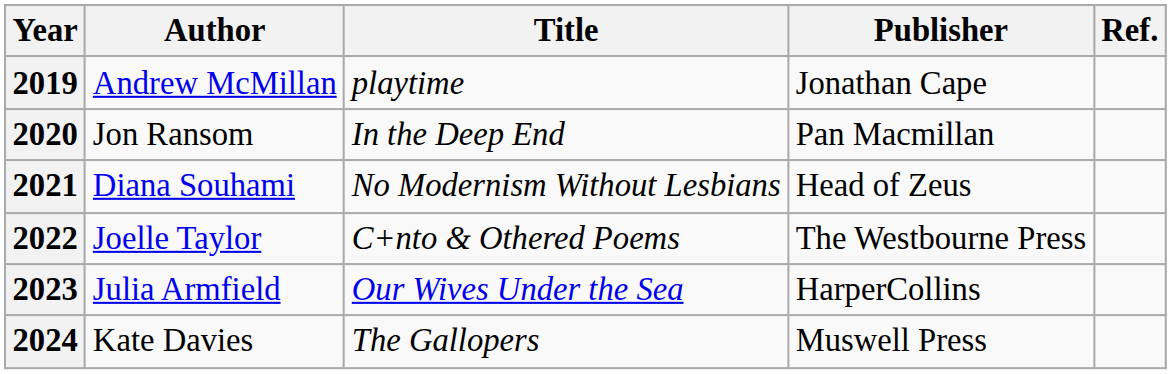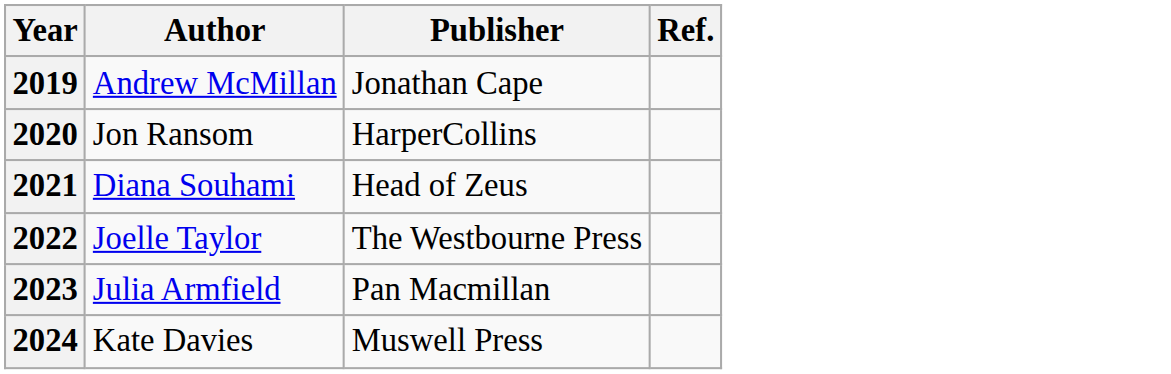- column: (566, 30)
(895, 133) Pan Macmillan -> (444, 133) HarperCollins
(888, 289) HarperCollins -> (451, 289) Pan Macmillan
